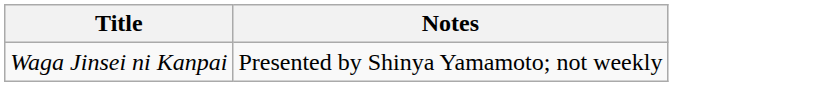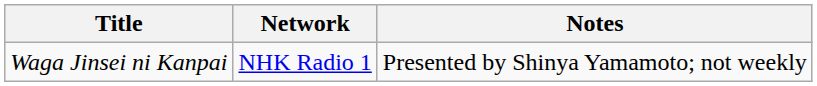+ column: (305, 23)
